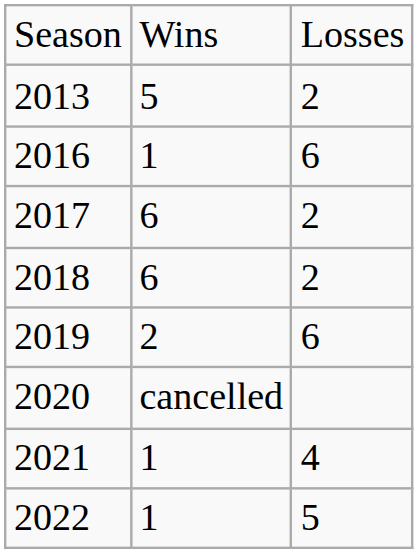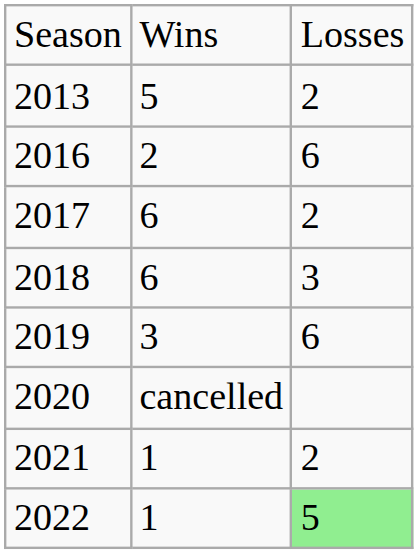(149, 155) 1 -> (149, 155) 2
(310, 276) 2 -> (310, 276) 3
(149, 336) 2 -> (149, 336) 3
(310, 457) 4 -> (310, 457) 2
(310, 517) no background -> (310, 517) lightgreen background
